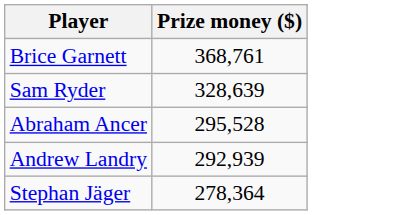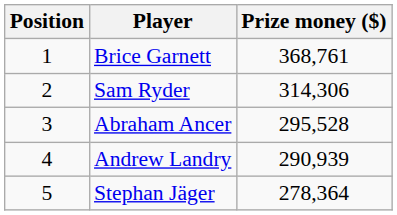+ column: (47, 21)
(230, 90) 328,639 -> (314, 90) 314,306
(230, 158) 292,939 -> (314, 158) 290,939
